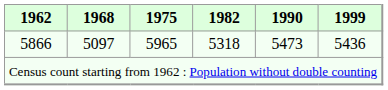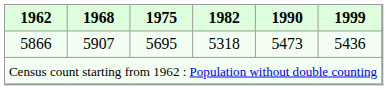(99, 44) 5097 -> (99, 44) 5907
(161, 44) 5965 -> (161, 44) 5695
